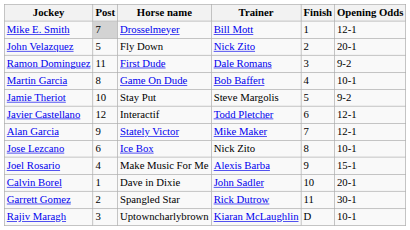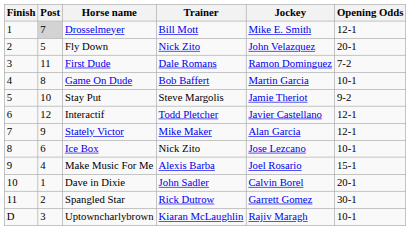columns swapped: (318, 13) <-> (49, 13)
(344, 64) 9-2 -> (344, 64) 7-2
